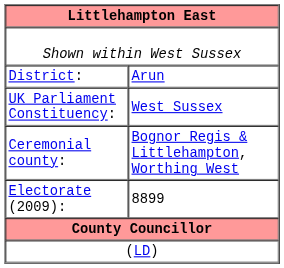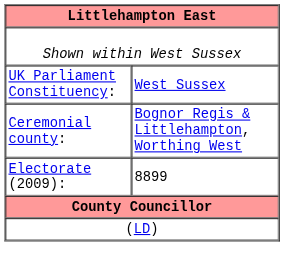- row: (46, 77)
